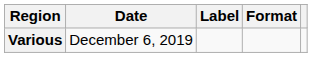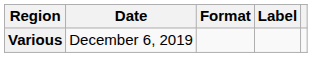columns swapped: (272, 16) <-> (220, 16)
